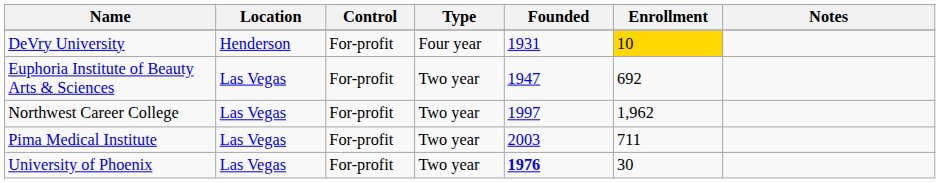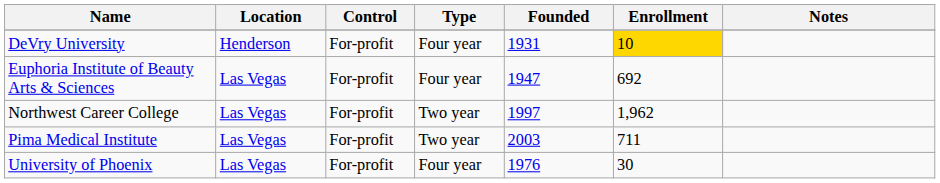(449, 78) Two year -> (450, 78) Four year
(449, 165) Two year -> (450, 165) Four year
(524, 165) bold -> (524, 165) normal
